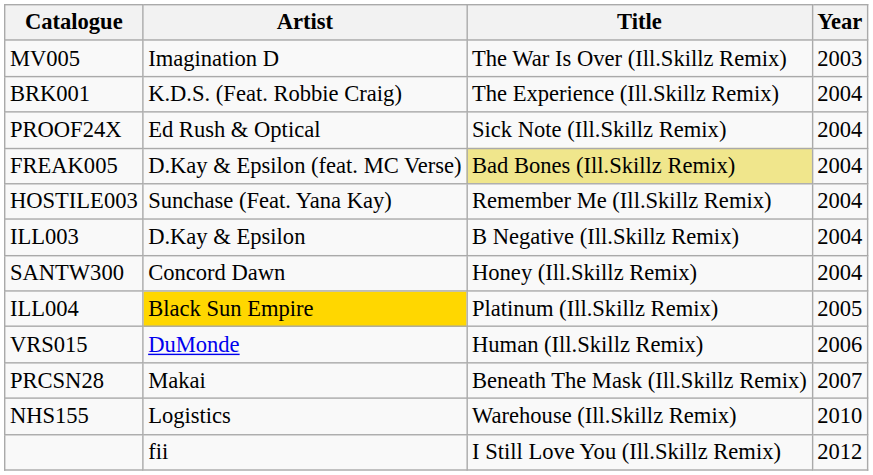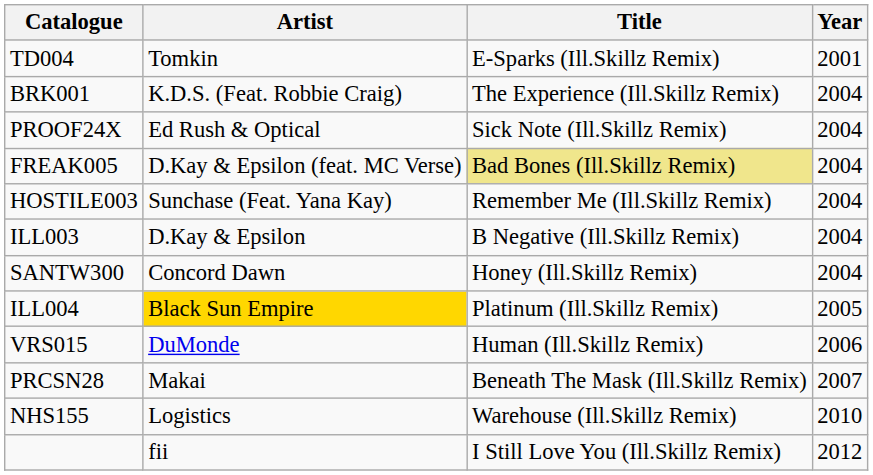+ row: (42, 58)
- row: (45, 58)
